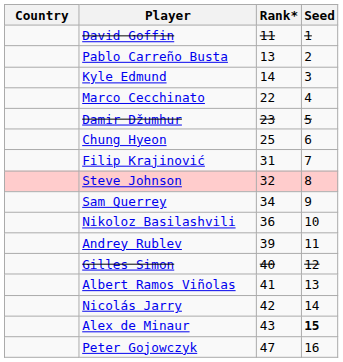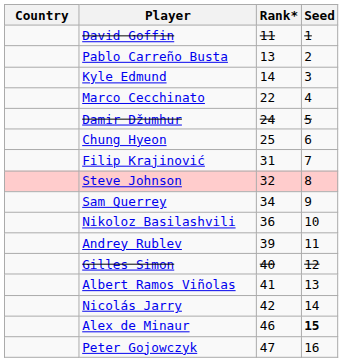(267, 119) 23 -> (267, 119) 24
(267, 326) 43 -> (267, 326) 46
